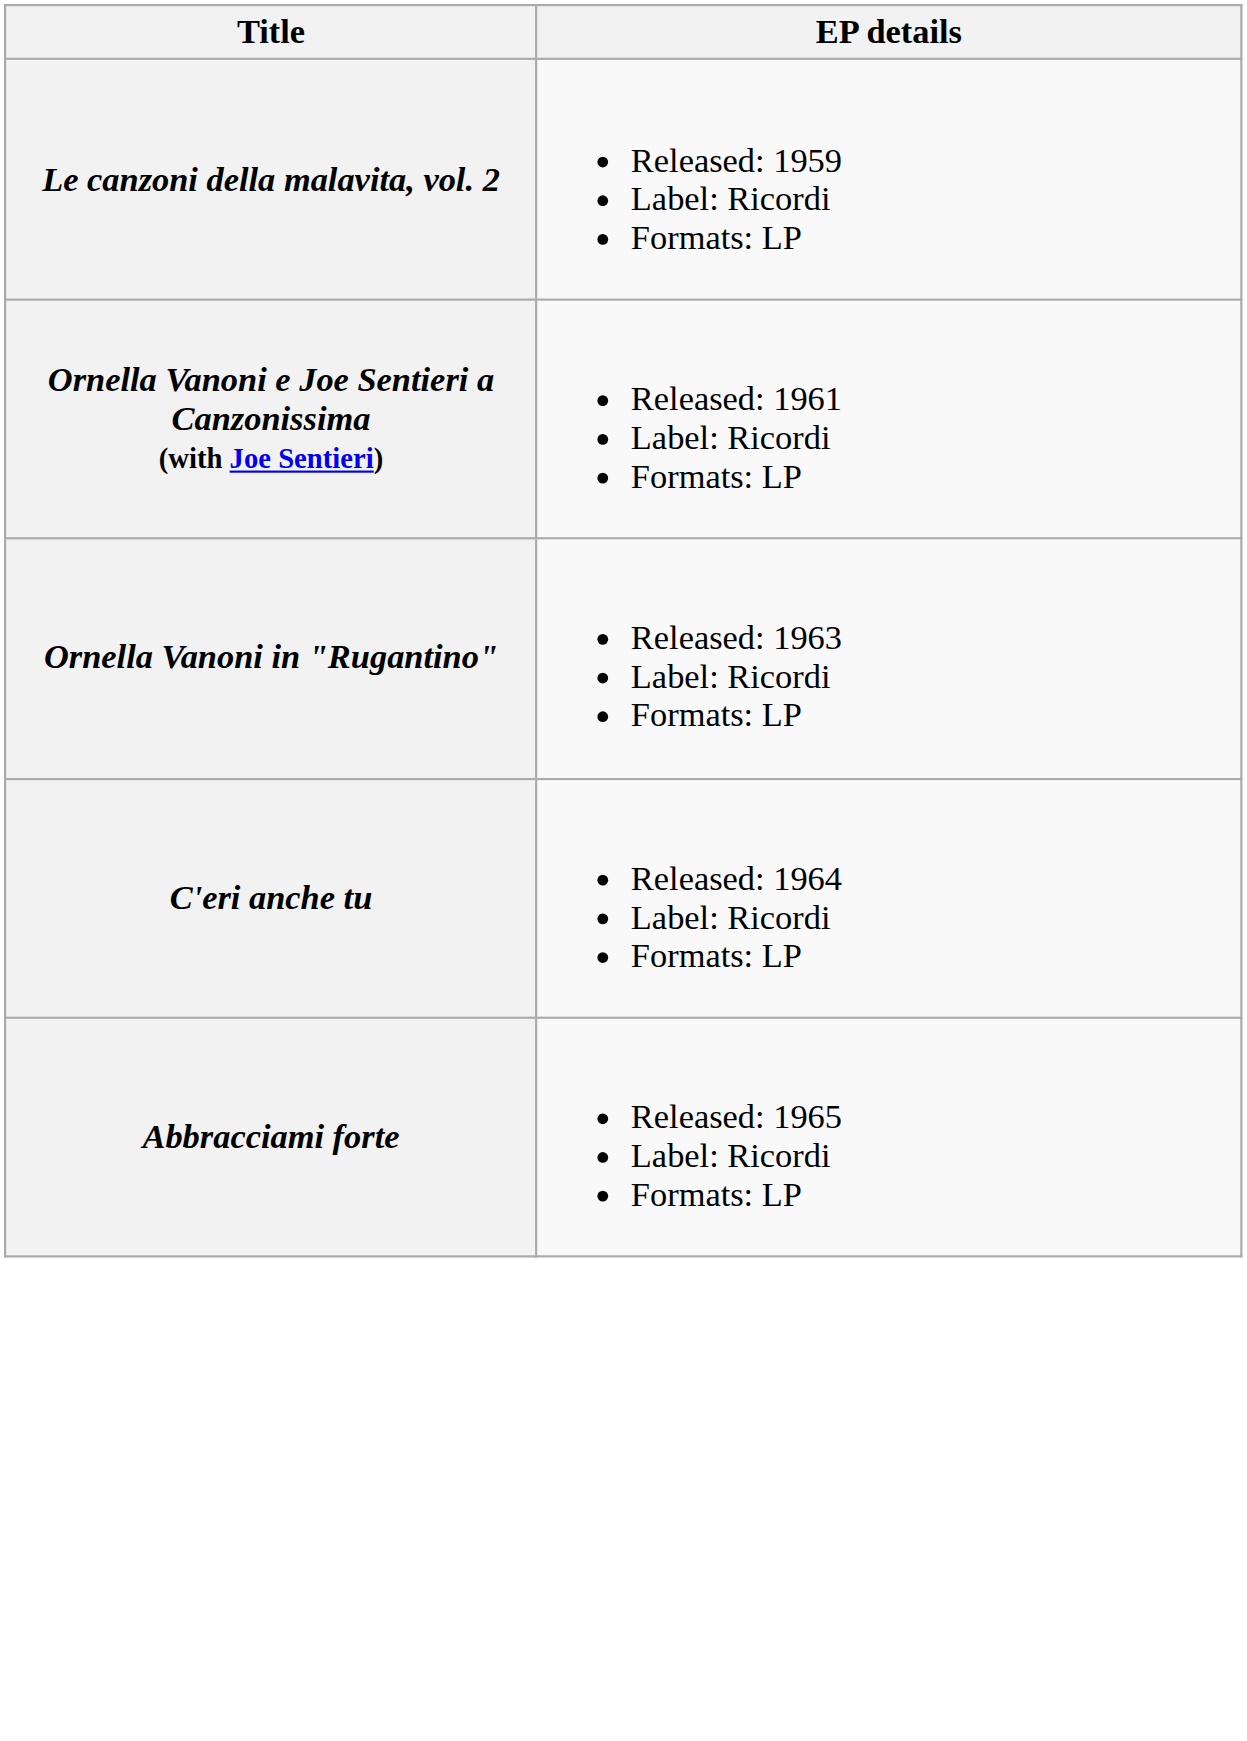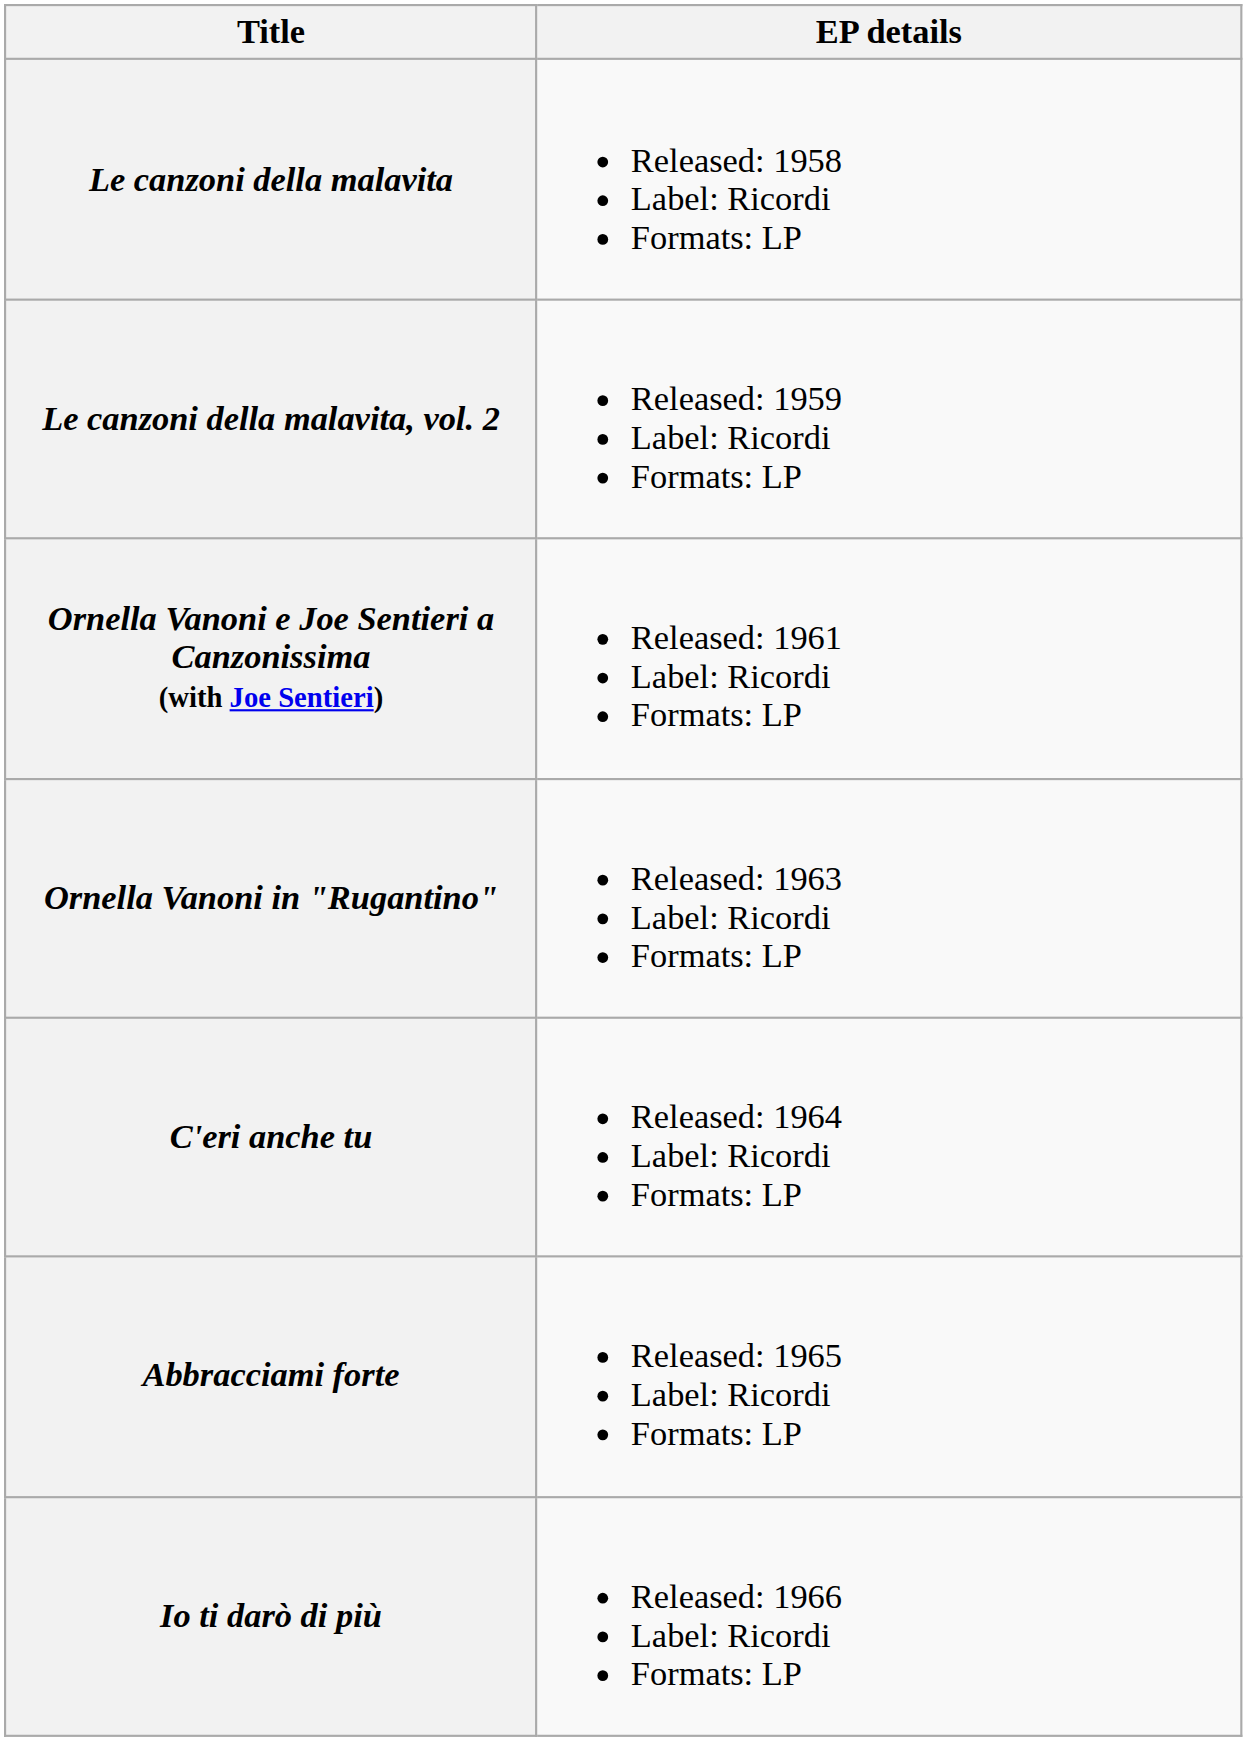+ row: (271, 178)
+ row: (271, 1615)
